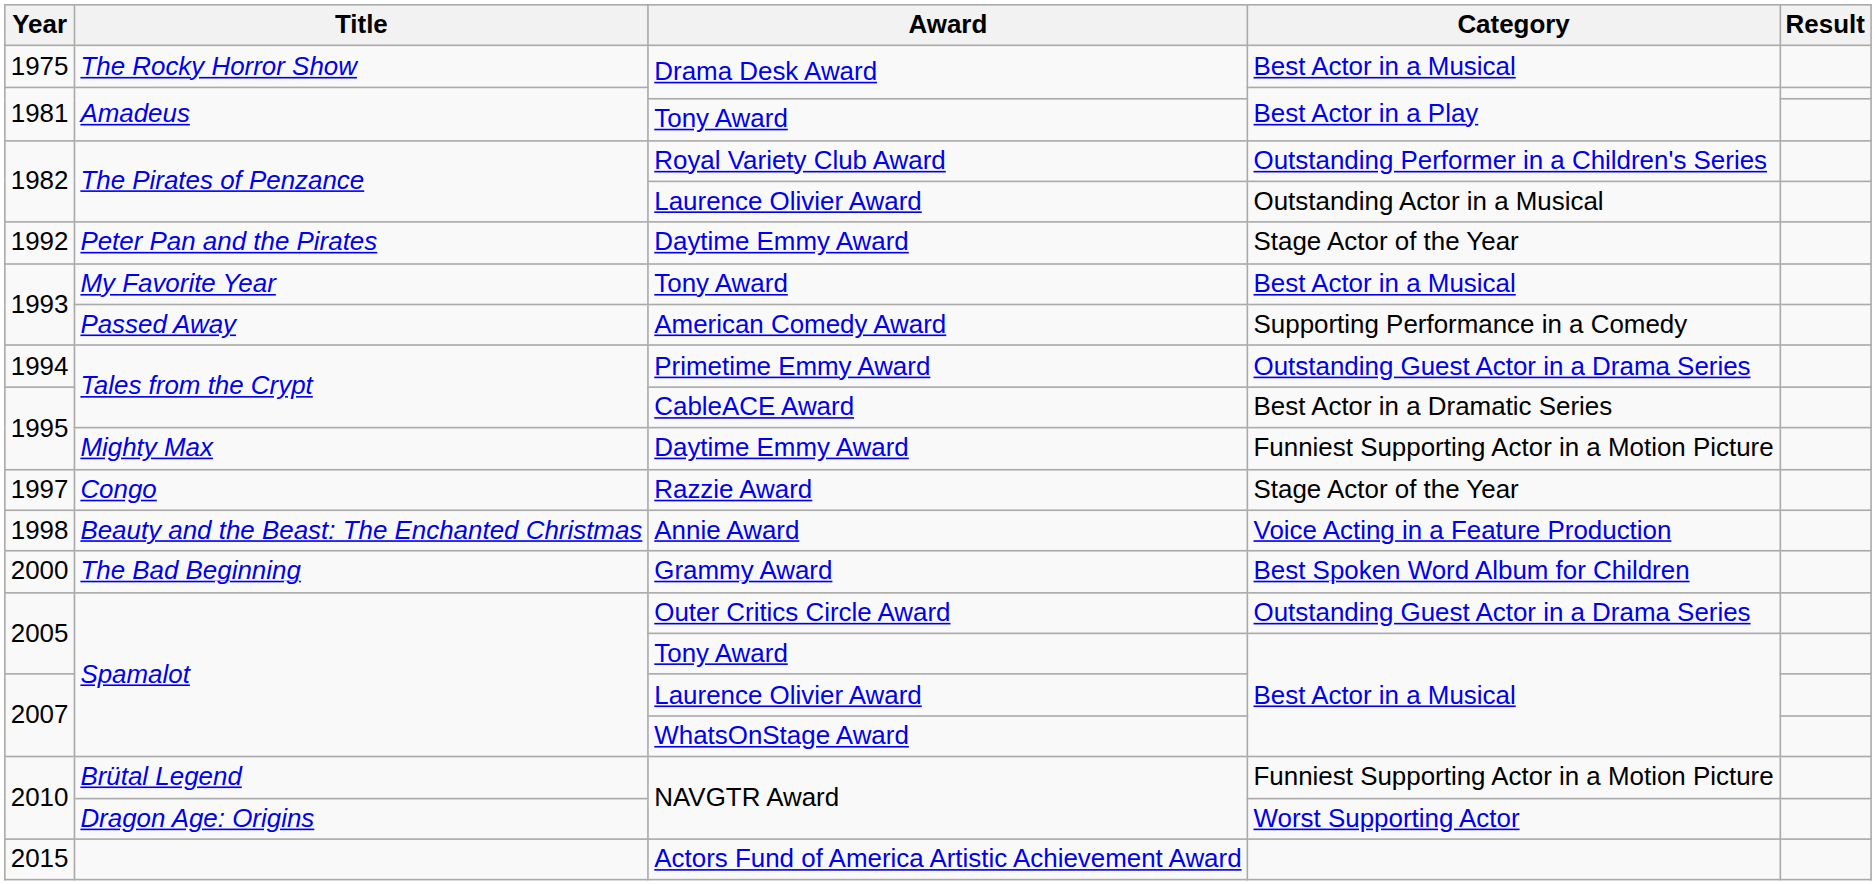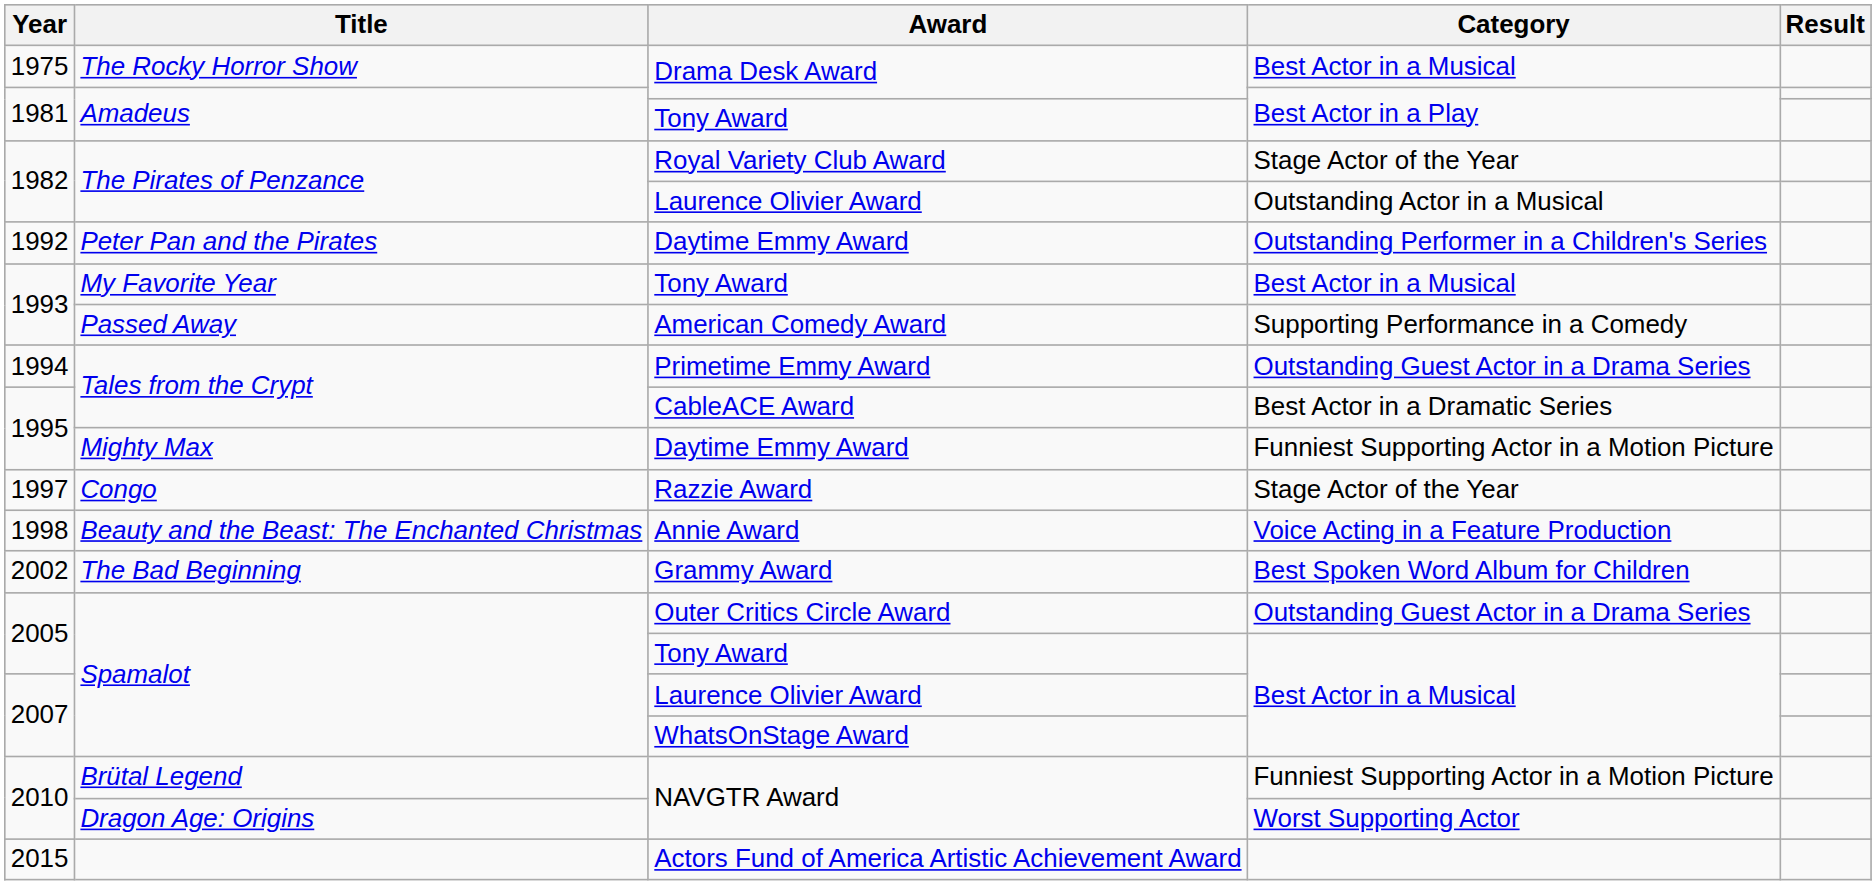(1510, 160) Outstanding Performer in a Children's Series -> (1386, 160) Stage Actor of the Year
(1386, 242) Stage Actor of the Year -> (1510, 242) Outstanding Performer in a Children's Series
(40, 571) 2000 -> (40, 571) 2002
